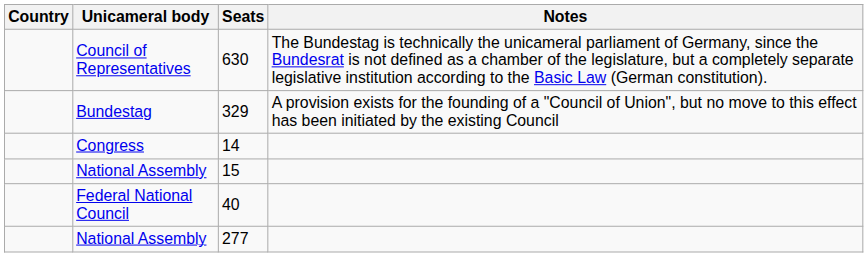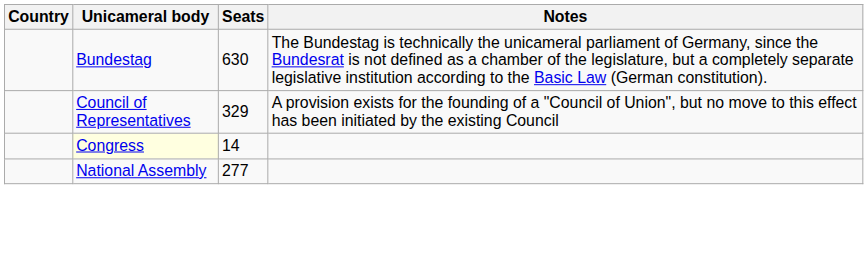(133, 60) Council of Representatives -> (114, 60) Bundestag
(114, 111) Bundestag -> (133, 111) Council of Representatives
(110, 145) no background -> (110, 145) lightyellow background
- row: (231, 171)
- row: (231, 205)
